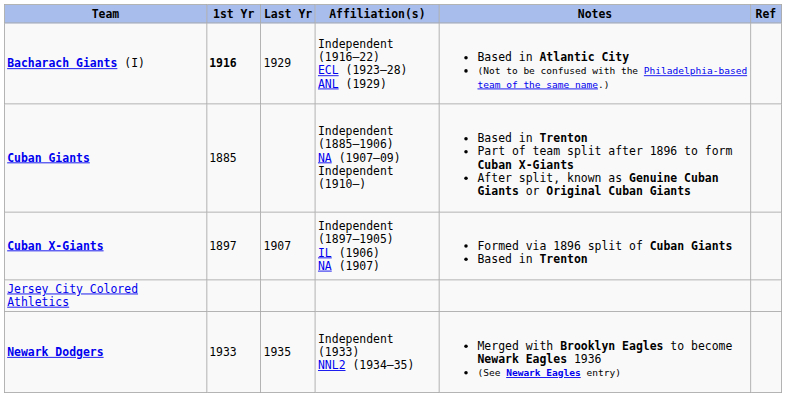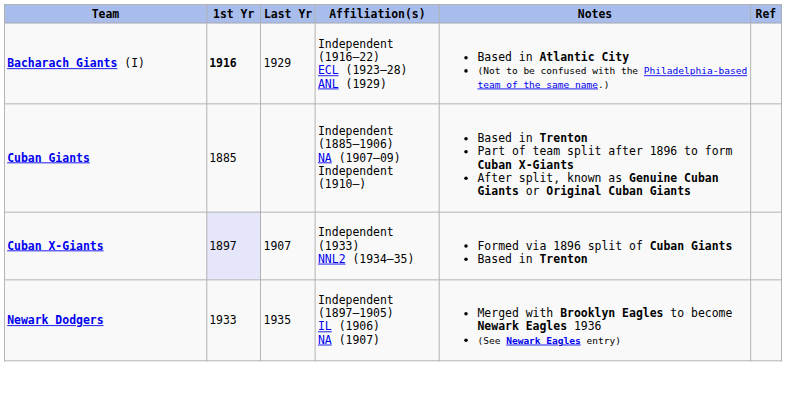(223, 246) no background -> (223, 246) lavender background
(356, 246) Independent (1897–1905) IL (1906) NA (1907) -> (366, 246) Independent (1933) NNL2 (1934–35)
- row: (73, 296)
(366, 352) Independent (1933) NNL2 (1934–35) -> (356, 320) Independent (1897–1905) IL (1906) NA (1907)
